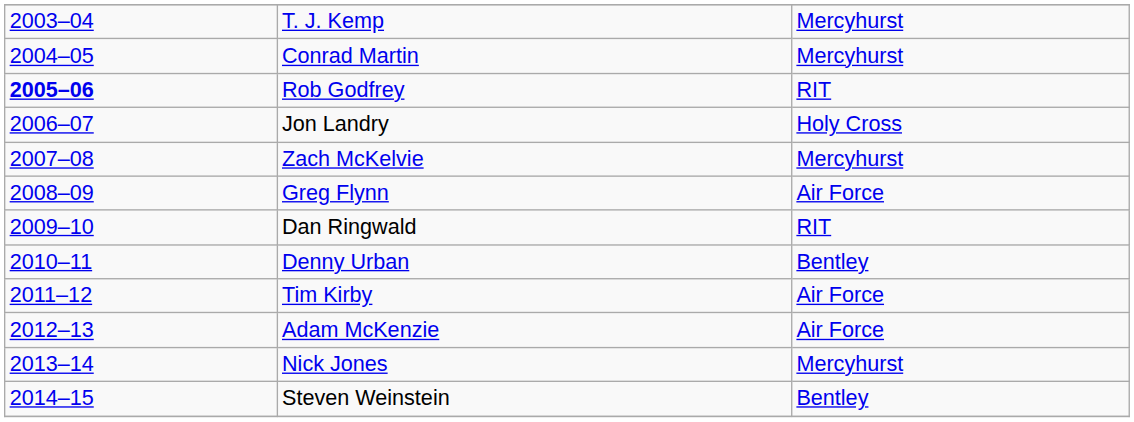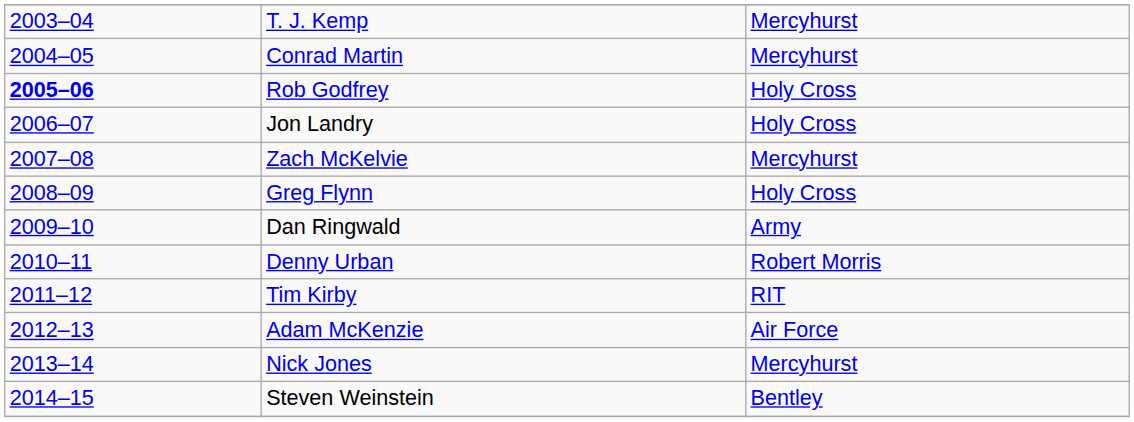(814, 90) RIT -> (803, 90) Holy Cross
(840, 192) Air Force -> (803, 192) Holy Cross
(814, 227) RIT -> (776, 227) Army
(832, 261) Bentley -> (816, 261) Robert Morris
(840, 295) Air Force -> (768, 295) RIT
